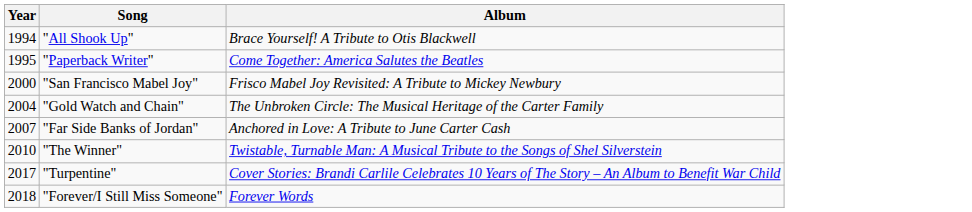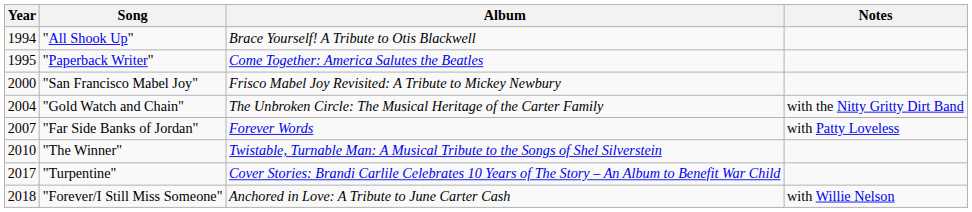+ column: (875, 15)
(370, 128) Anchored in Love: A Tribute to June Carter Cash -> (271, 128) Forever Words
(271, 196) Forever Words -> (370, 196) Anchored in Love: A Tribute to June Carter Cash
